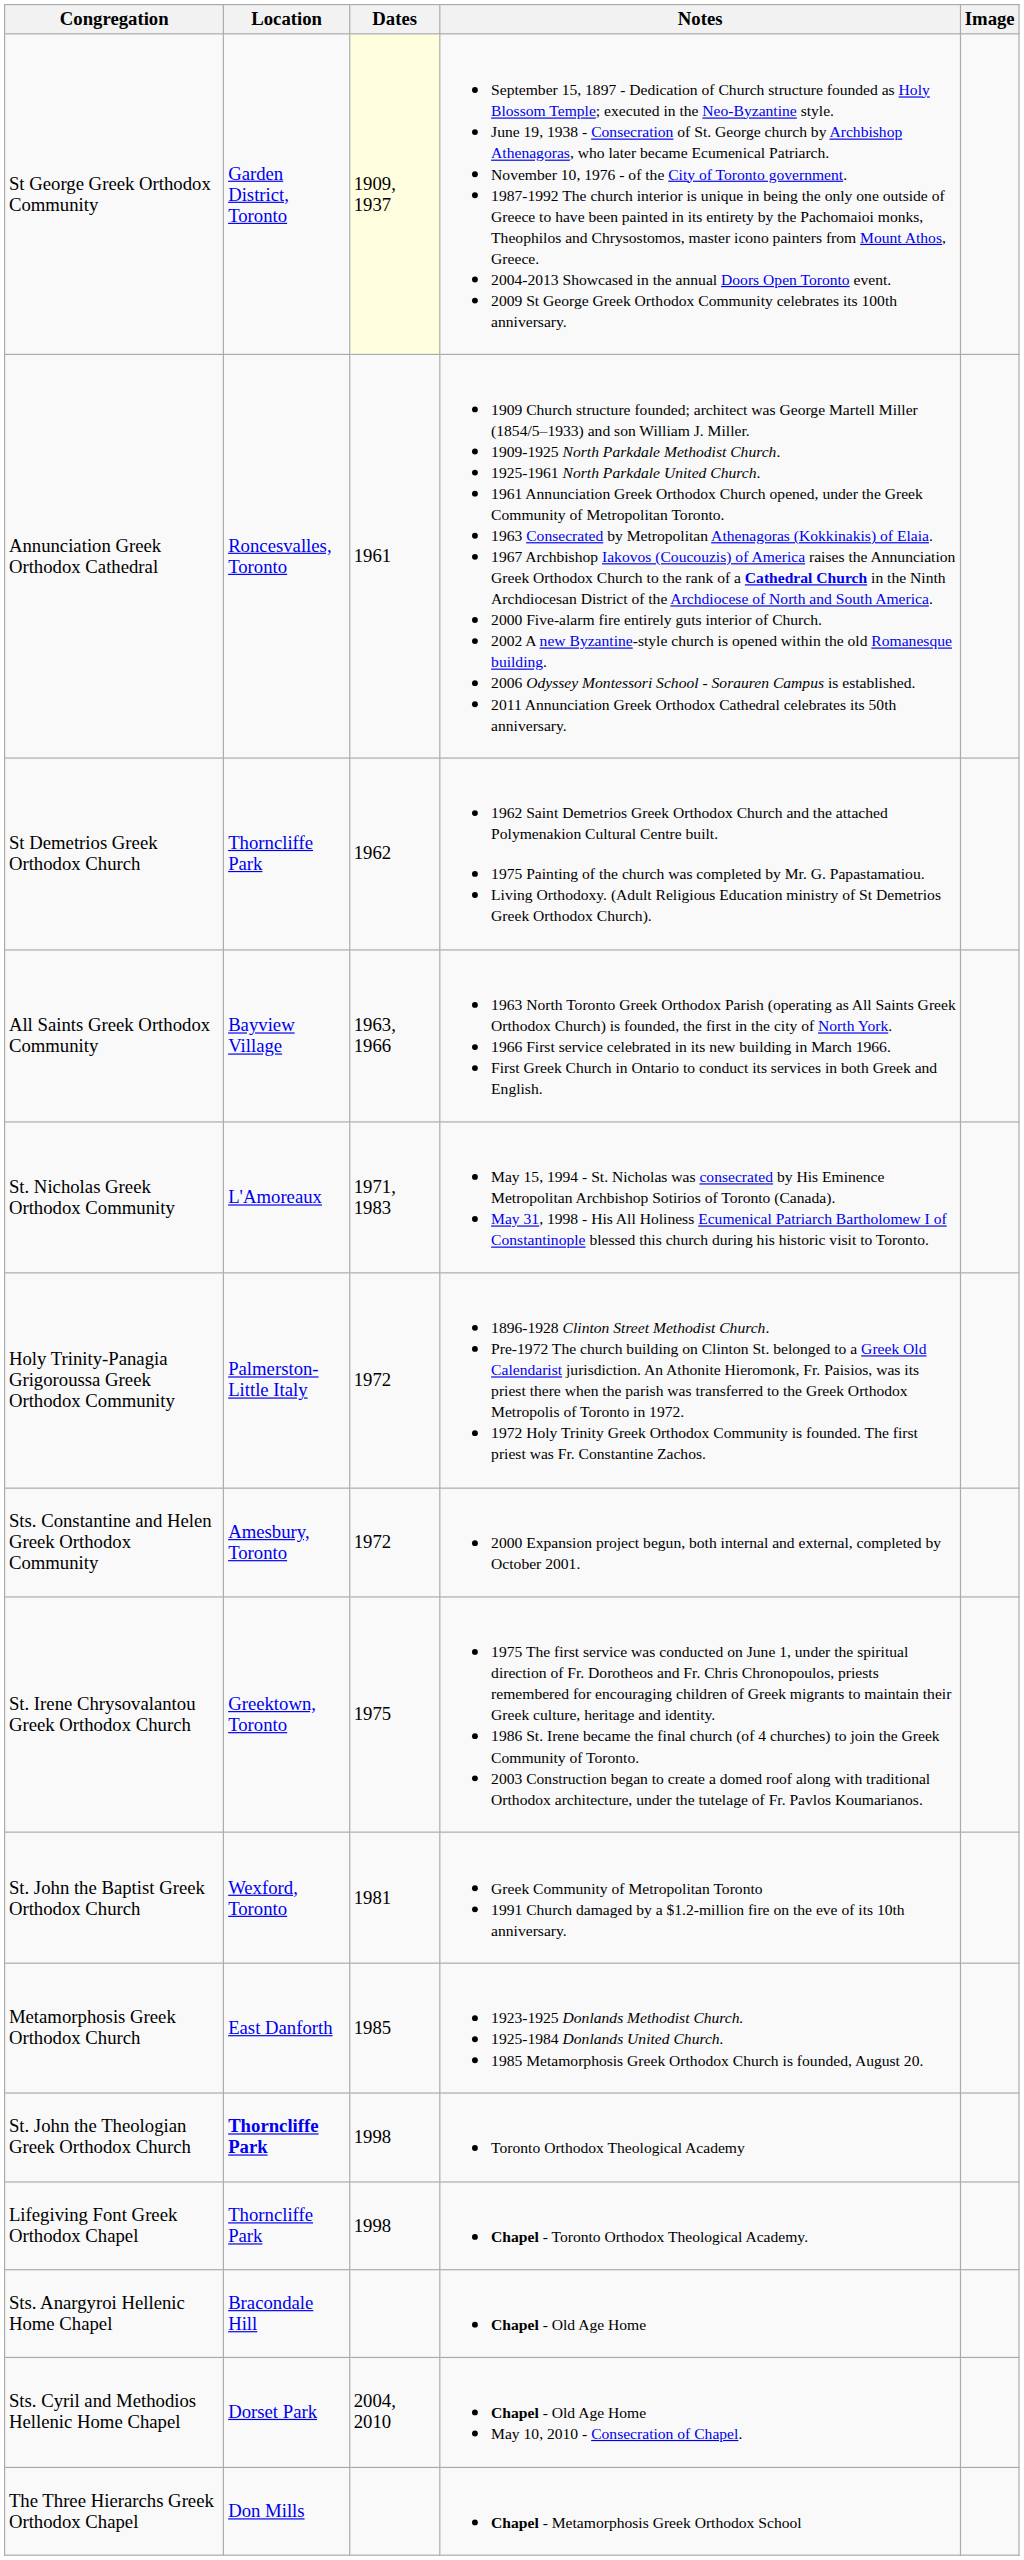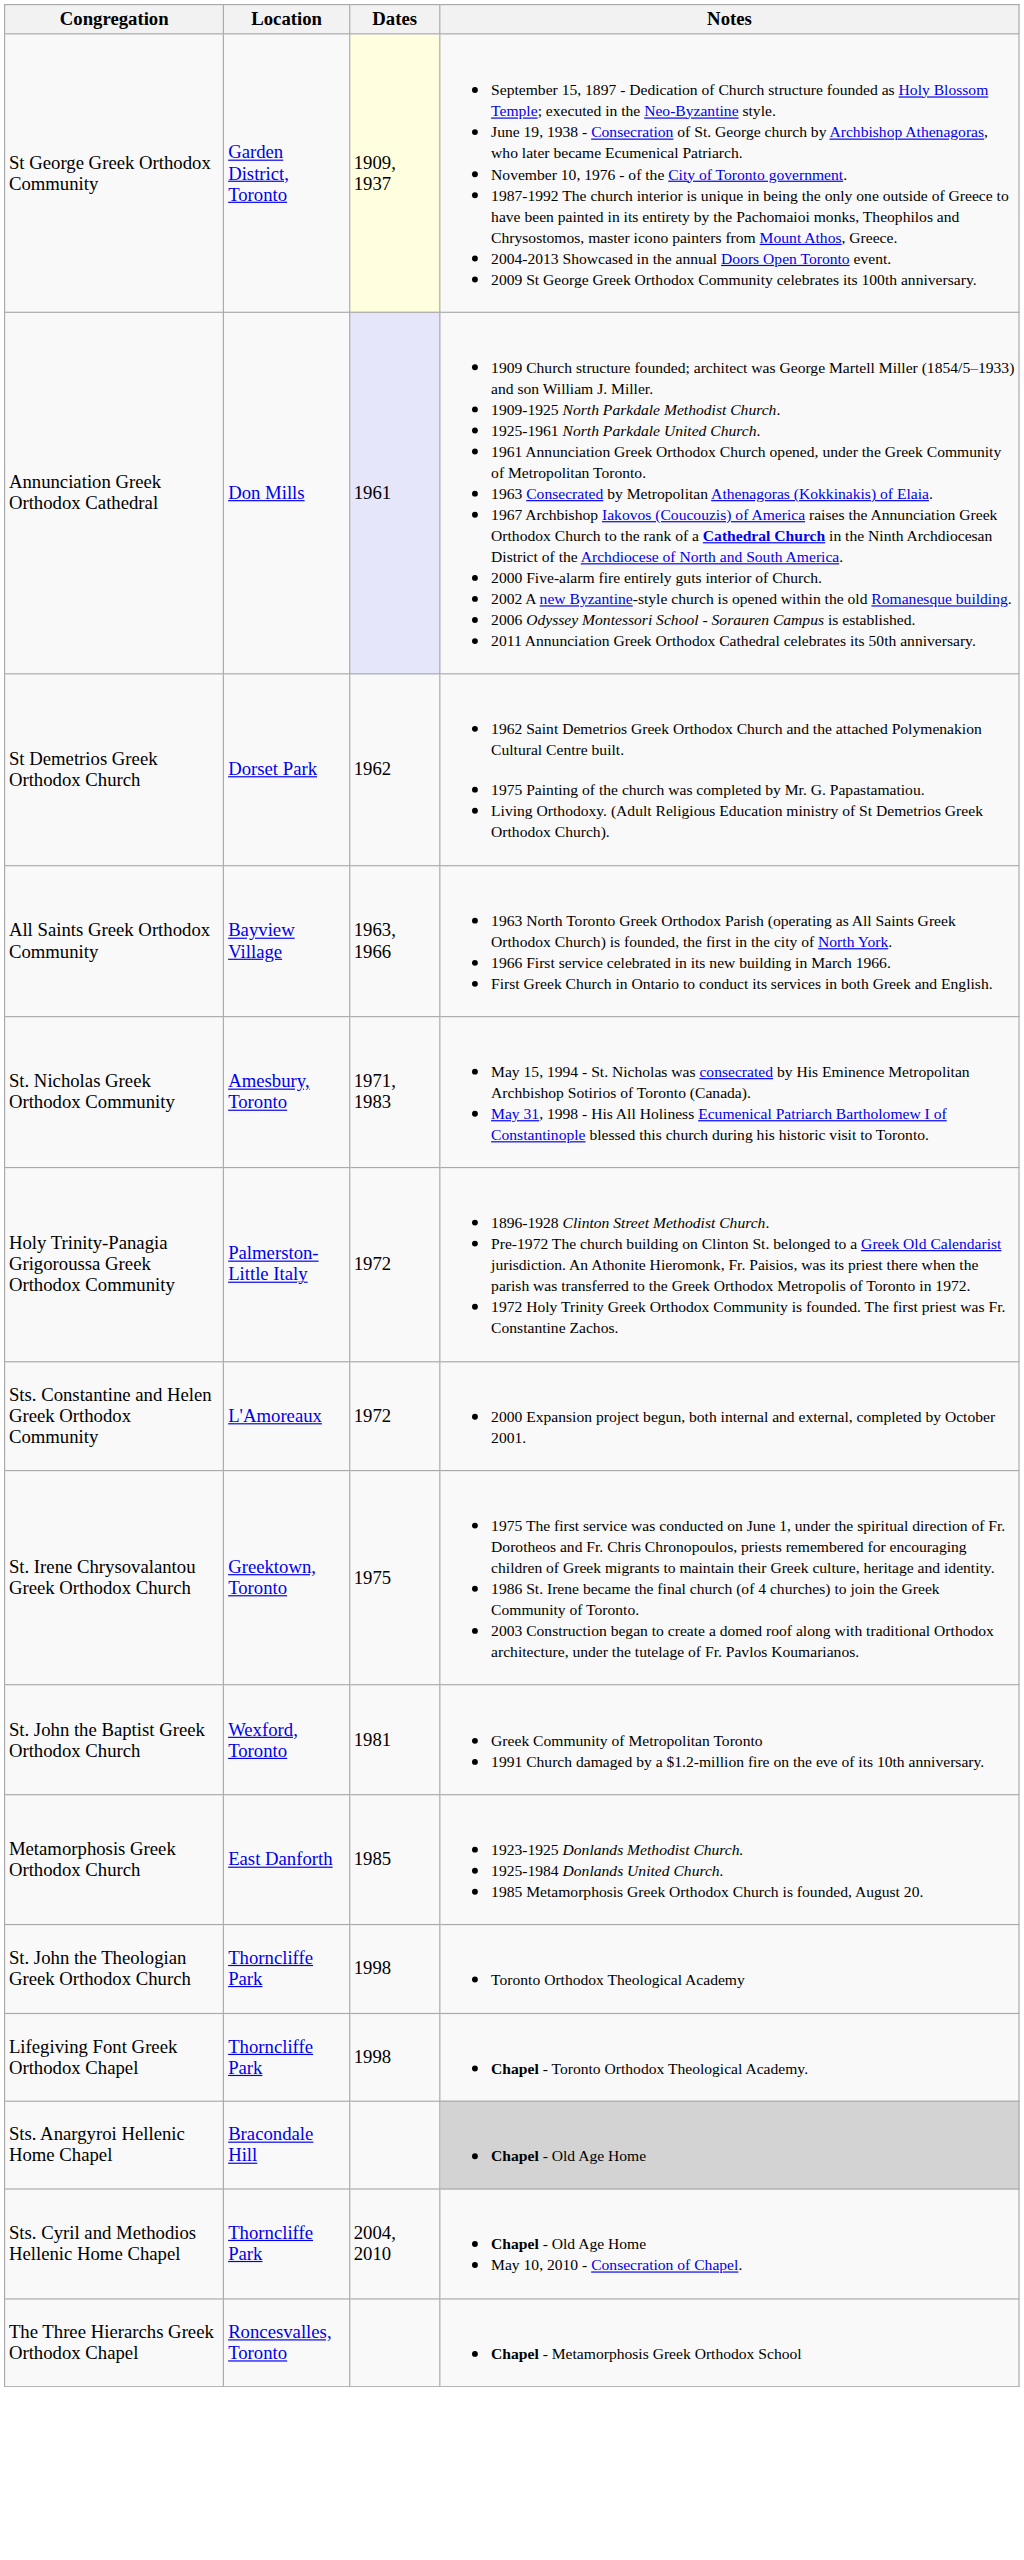- column: (990, 19)
(280, 556) Roncesvalles, Toronto -> (266, 492) Don Mills
(372, 556) no background -> (372, 492) lavender background
(271, 853) Thorncliffe Park -> (273, 769) Dorset Park
(275, 1197) L'Amoreaux -> (269, 1092) Amesbury, Toronto
(269, 1542) Amesbury, Toronto -> (275, 1415) L'Amoreaux
(273, 2137) bold -> (271, 1968) normal
(700, 2324) no background -> (729, 2156) lightgrey background
(273, 2412) Dorset Park -> (271, 2243) Thorncliffe Park
(266, 2511) Don Mills -> (280, 2342) Roncesvalles, Toronto
